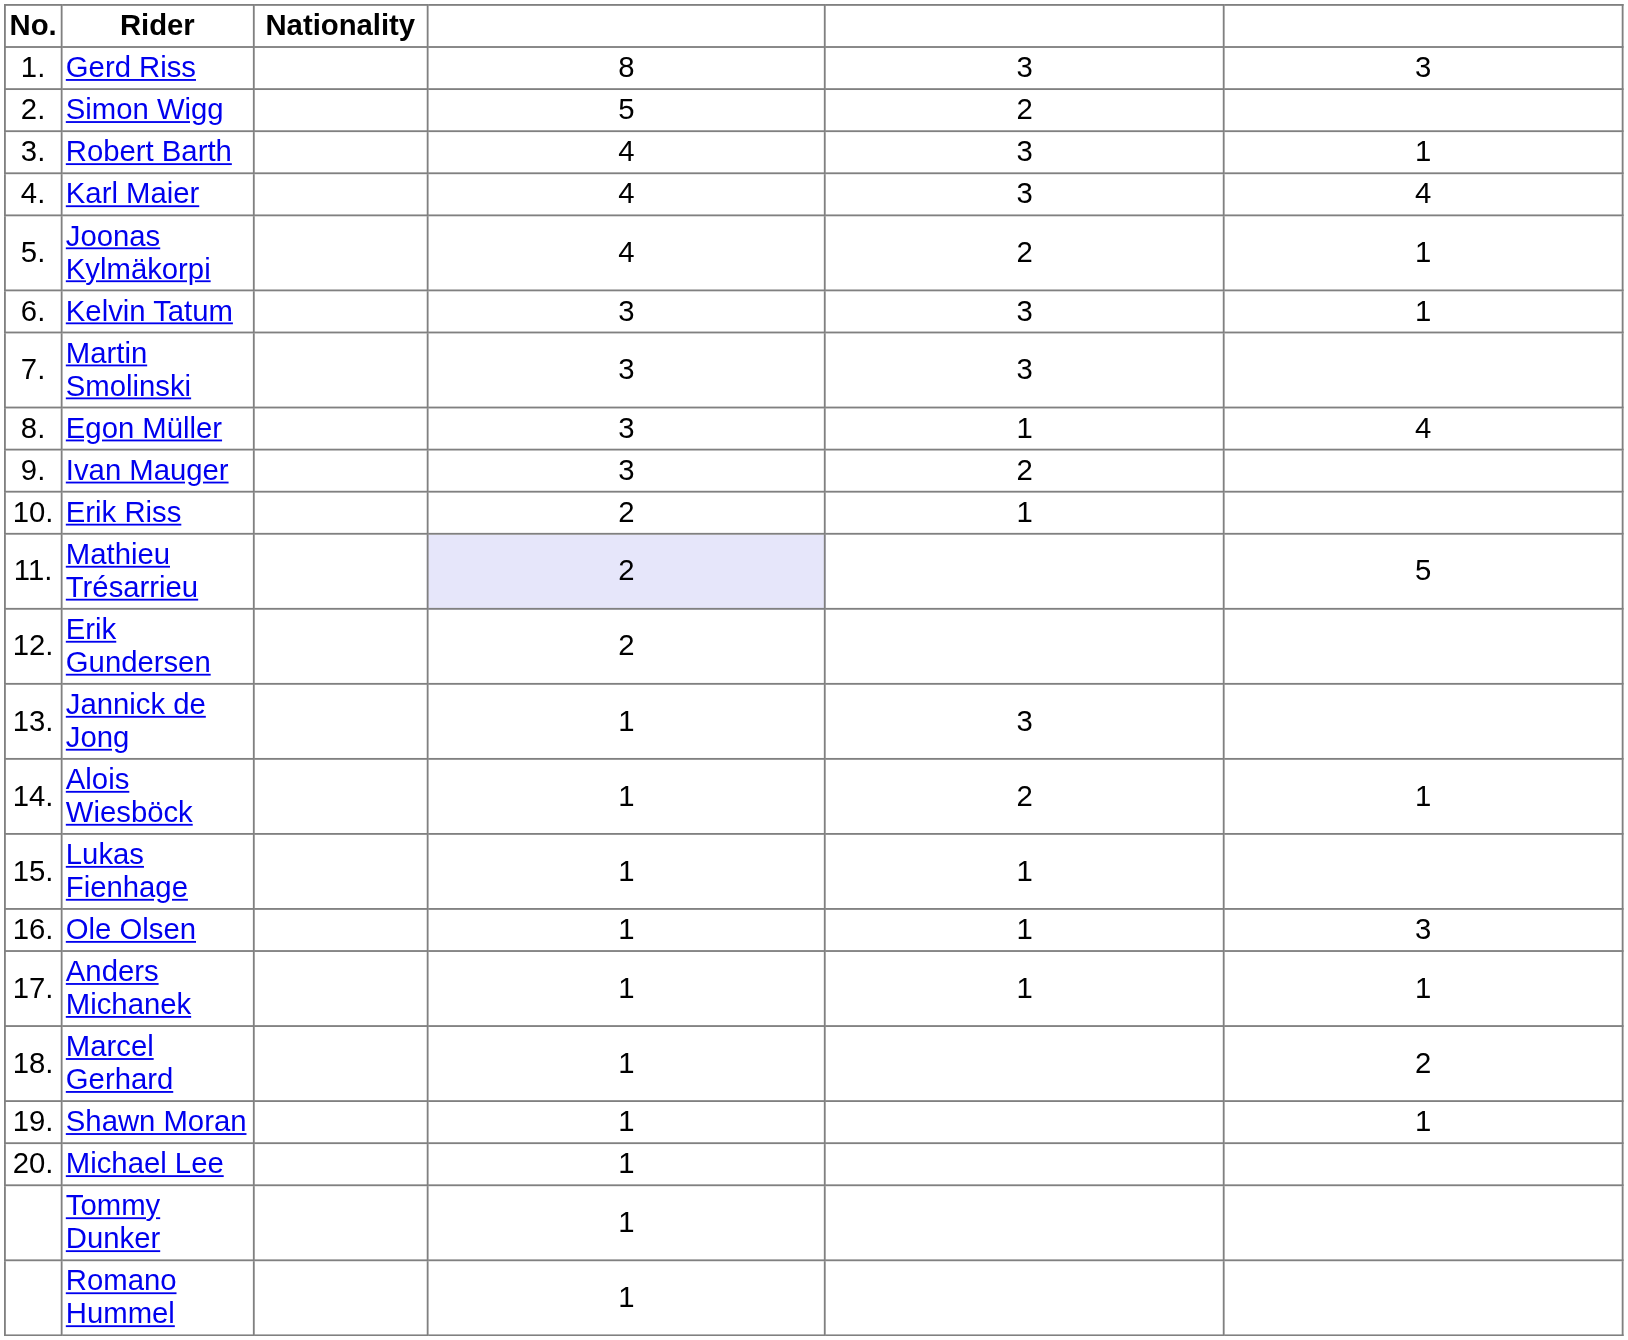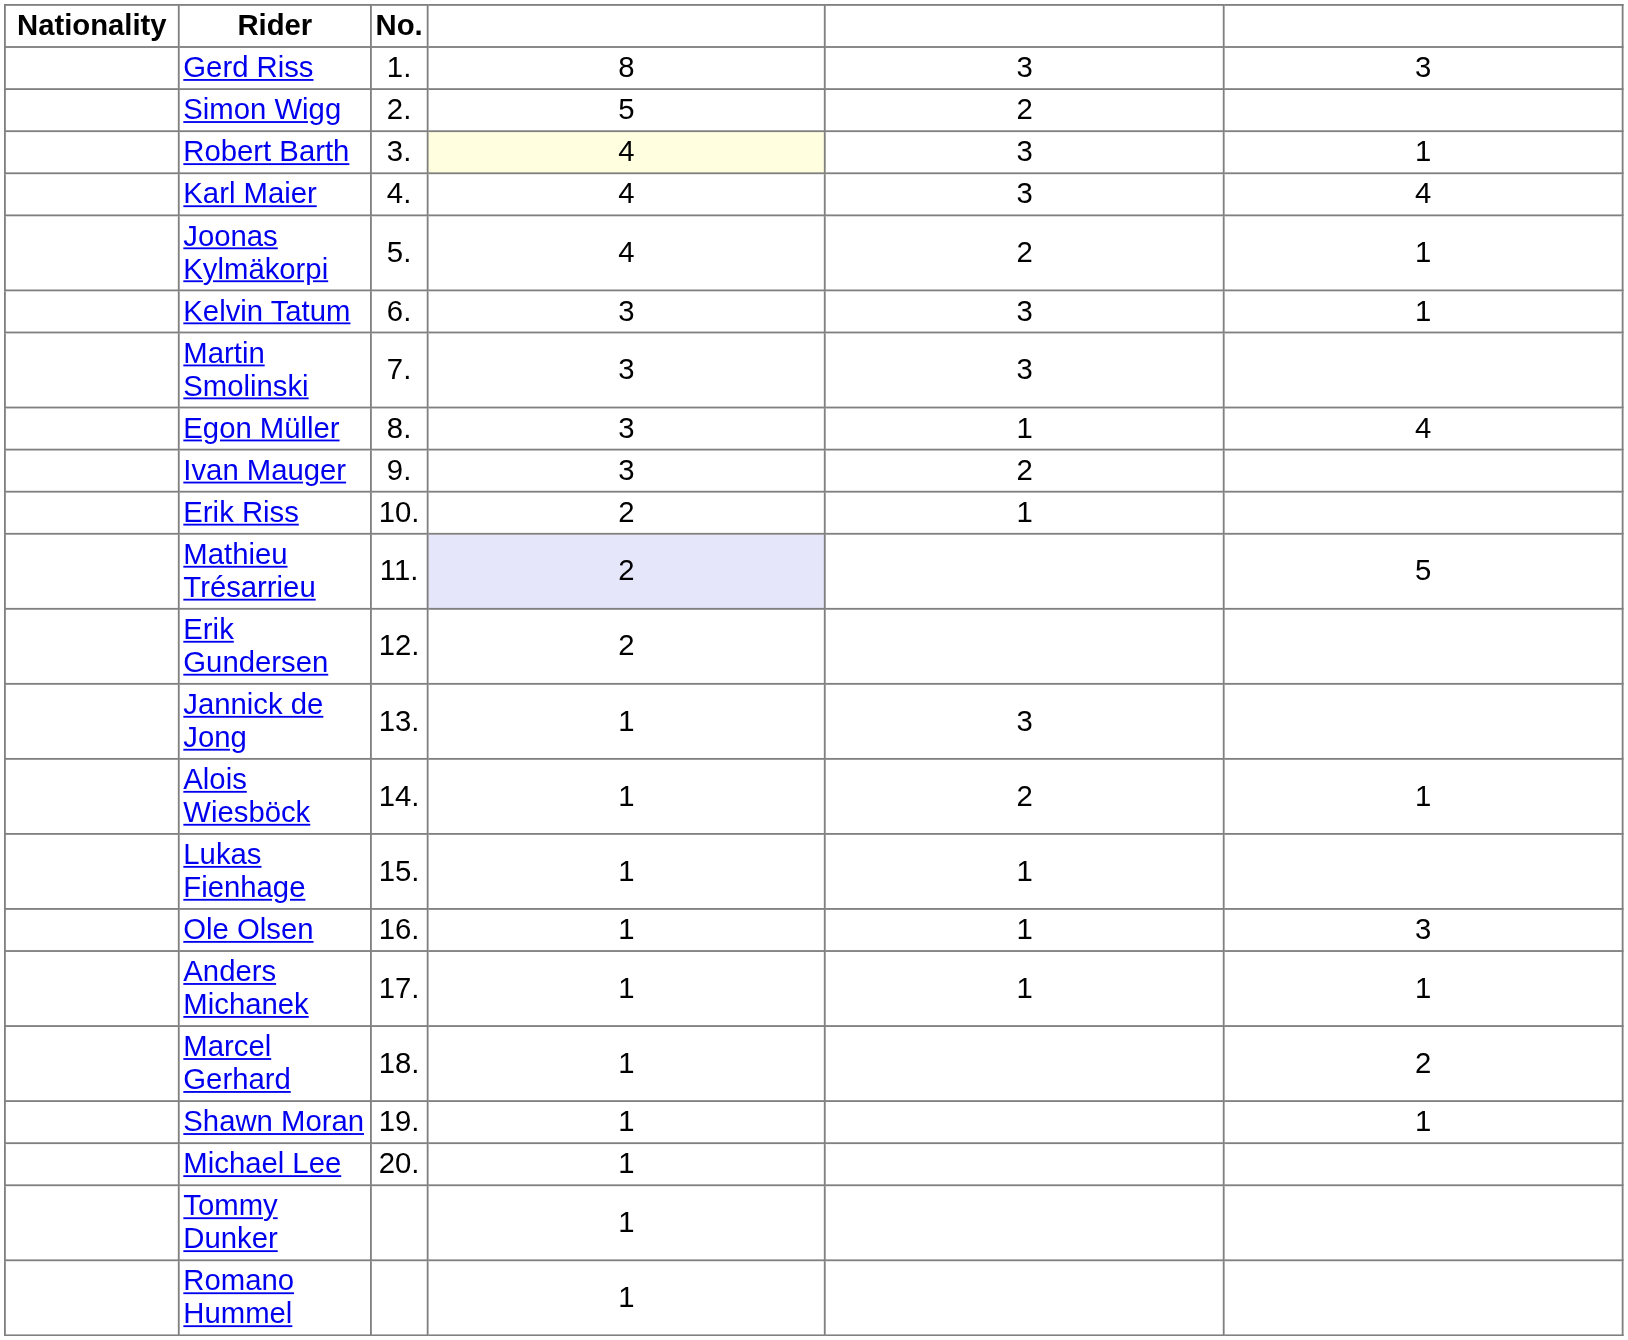columns swapped: (33, 25) <-> (340, 25)
(626, 151) no background -> (626, 151) lightyellow background
